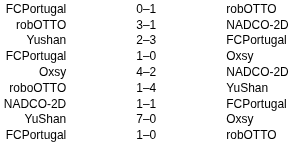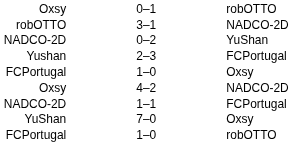(36, 9) FCPortugal -> (53, 9) Oxsy
+ row: (146, 40)
- row: (146, 88)
